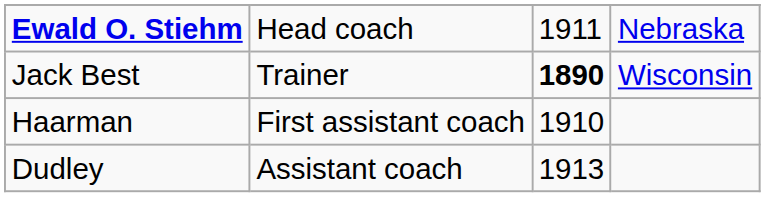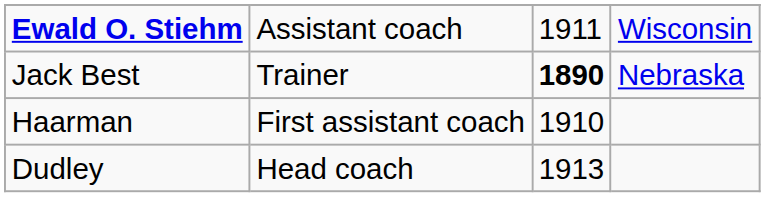(335, 28) Head coach -> (360, 28) Assistant coach
(681, 28) Nebraska -> (685, 28) Wisconsin
(685, 75) Wisconsin -> (681, 75) Nebraska
(360, 169) Assistant coach -> (335, 169) Head coach
